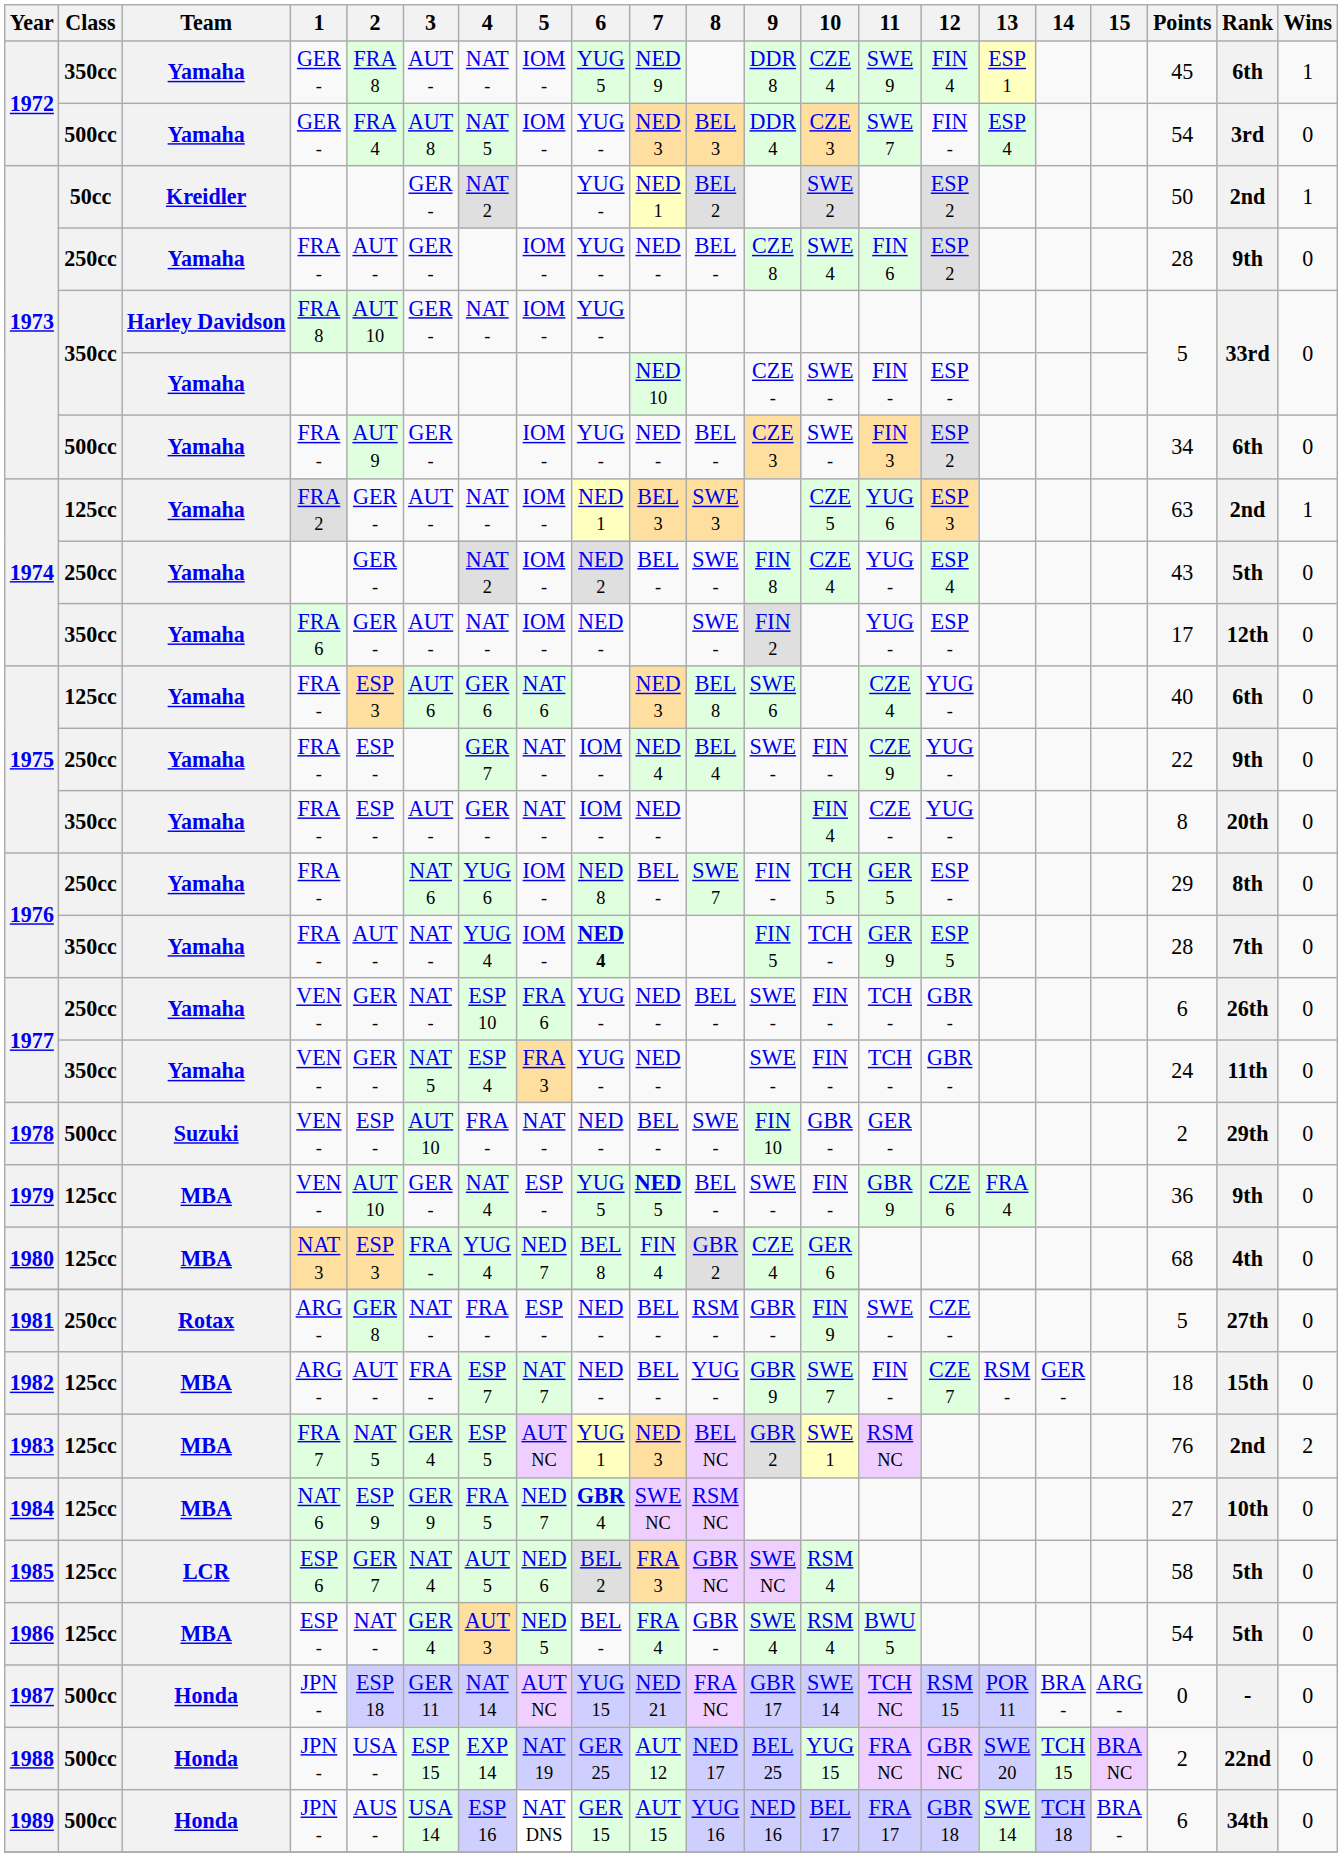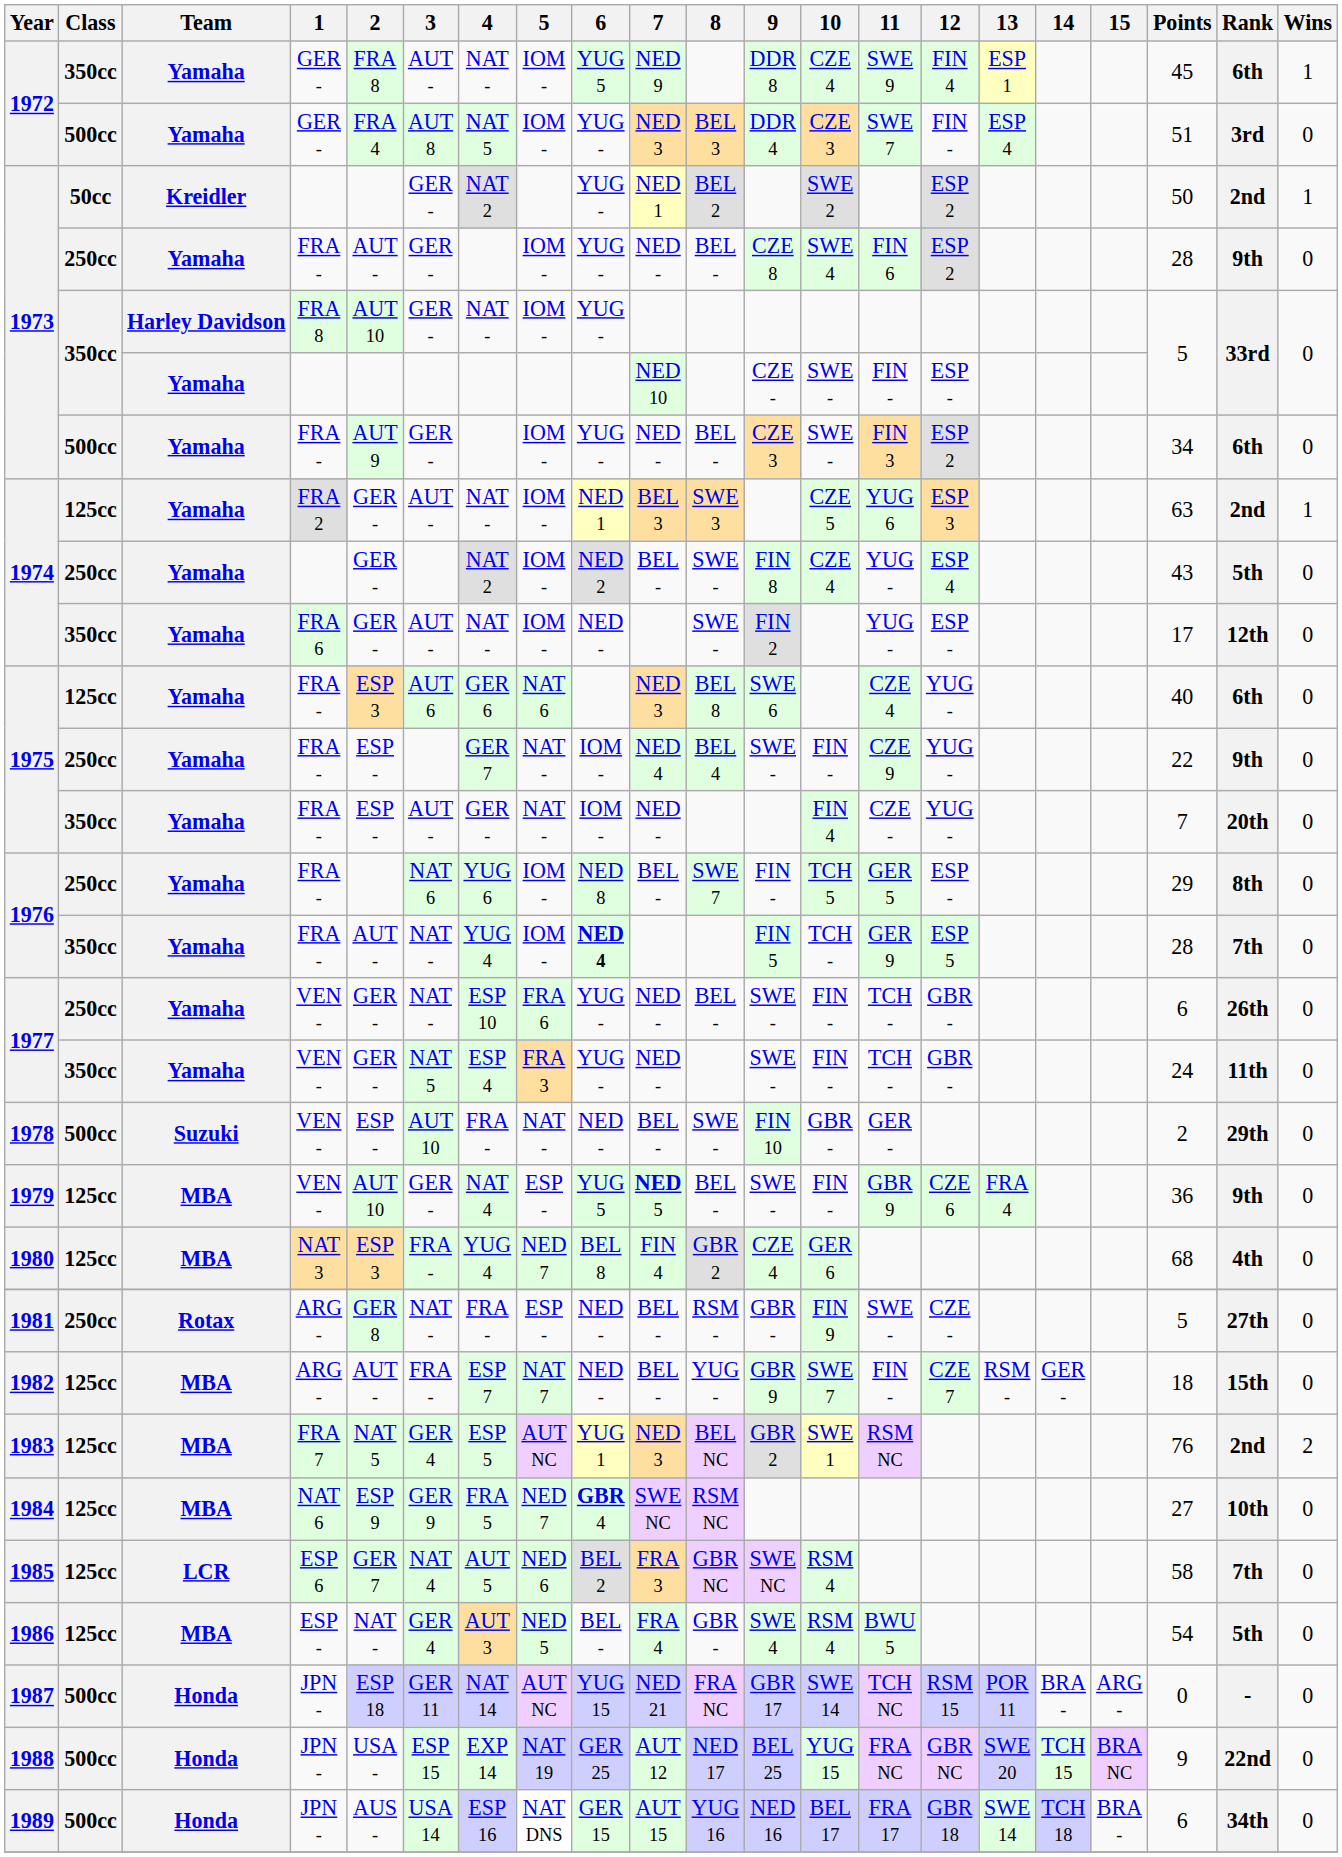(1182, 134) 54 -> (1182, 134) 51
(1182, 821) 8 -> (1182, 821) 7
(1248, 1570) 5th -> (1248, 1570) 7th
(1182, 1758) 2 -> (1182, 1758) 9
